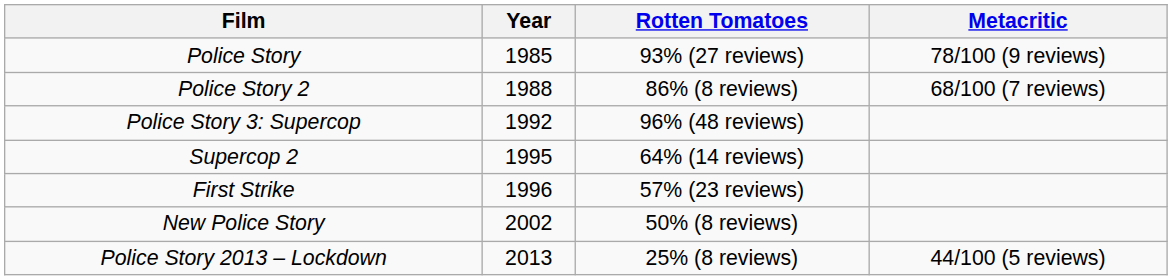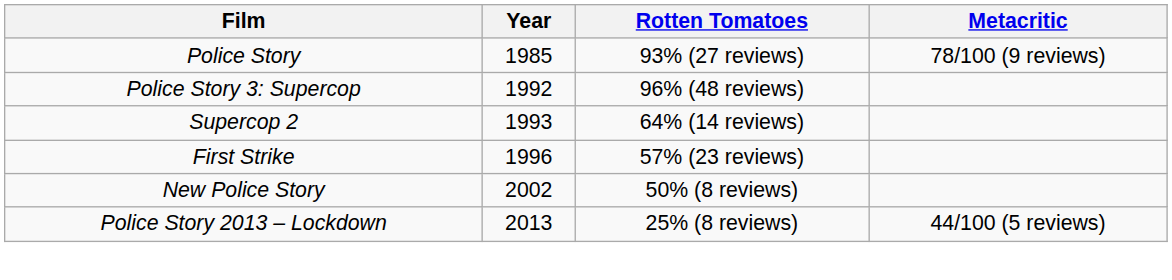- row: (244, 88)
(529, 156) 1995 -> (529, 122) 1993
